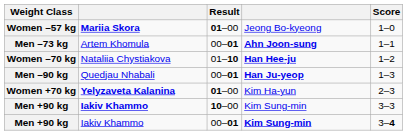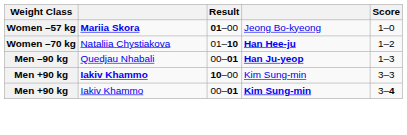- row: (41, 43)
- row: (41, 91)
